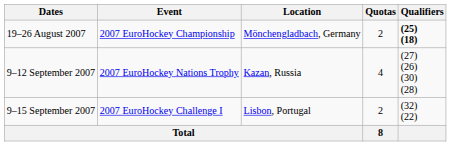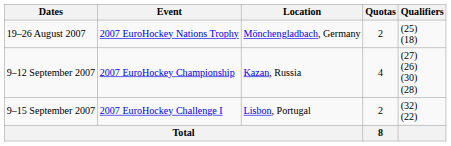(167, 34) 2007 EuroHockey Championship -> (169, 34) 2007 EuroHockey Nations Trophy
(409, 34) bold -> (409, 34) normal
(169, 72) 2007 EuroHockey Nations Trophy -> (167, 72) 2007 EuroHockey Championship
